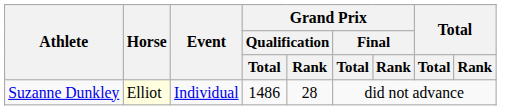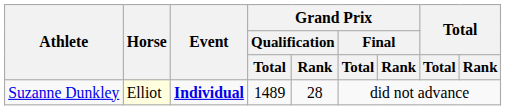(206, 92) normal -> (209, 92) bold
(264, 92) 1486 -> (270, 92) 1489
